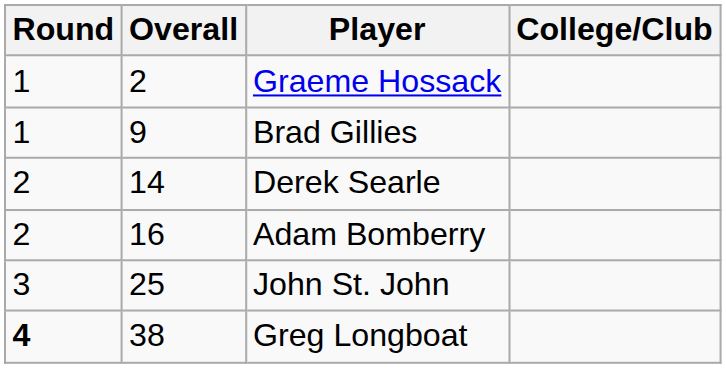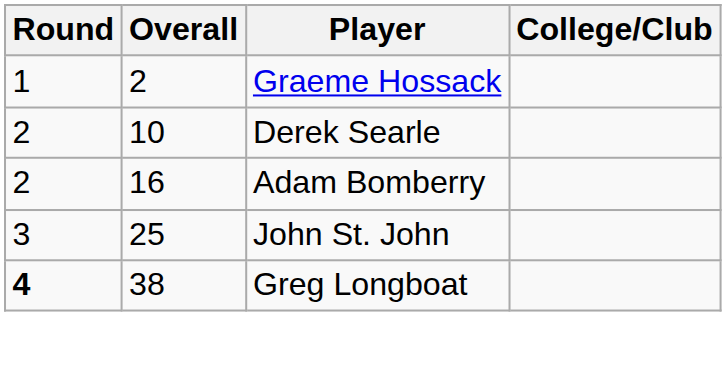- row: (335, 132)
(147, 183) 14 -> (147, 132) 10
